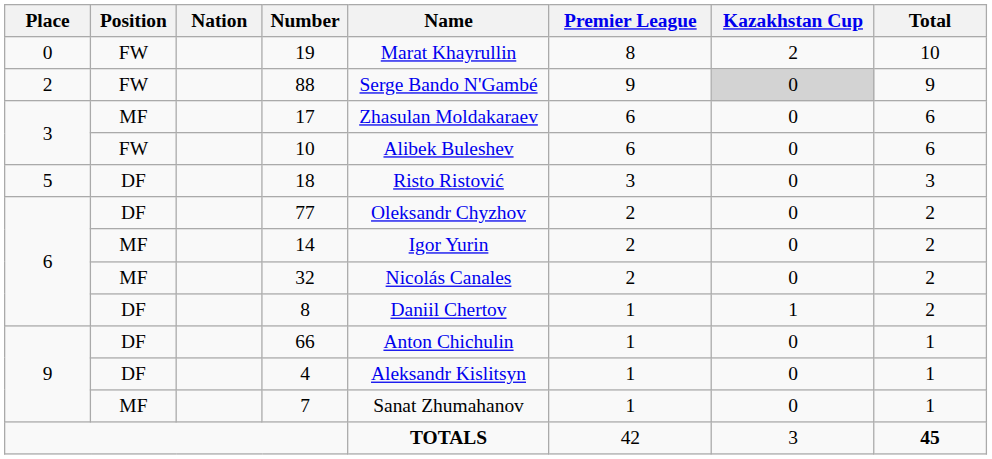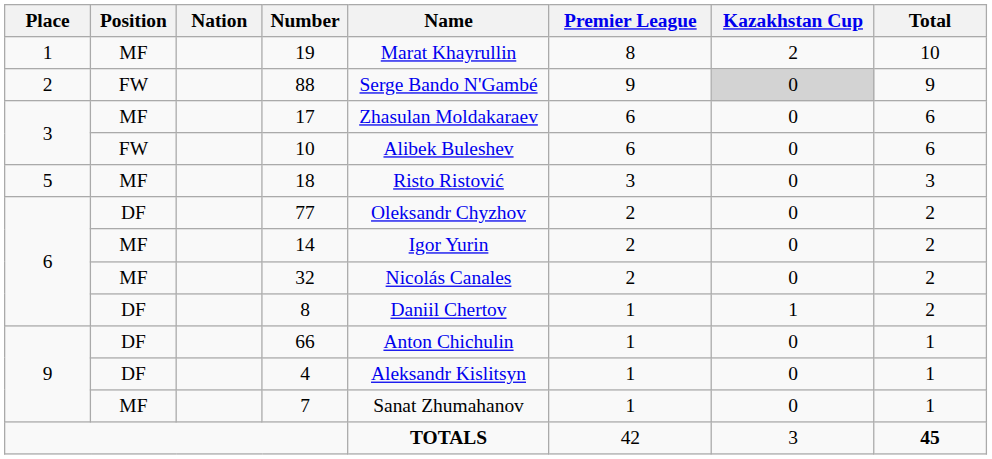(48, 52) 0 -> (48, 52) 1
(133, 52) FW -> (133, 52) MF
(133, 181) DF -> (133, 181) MF
